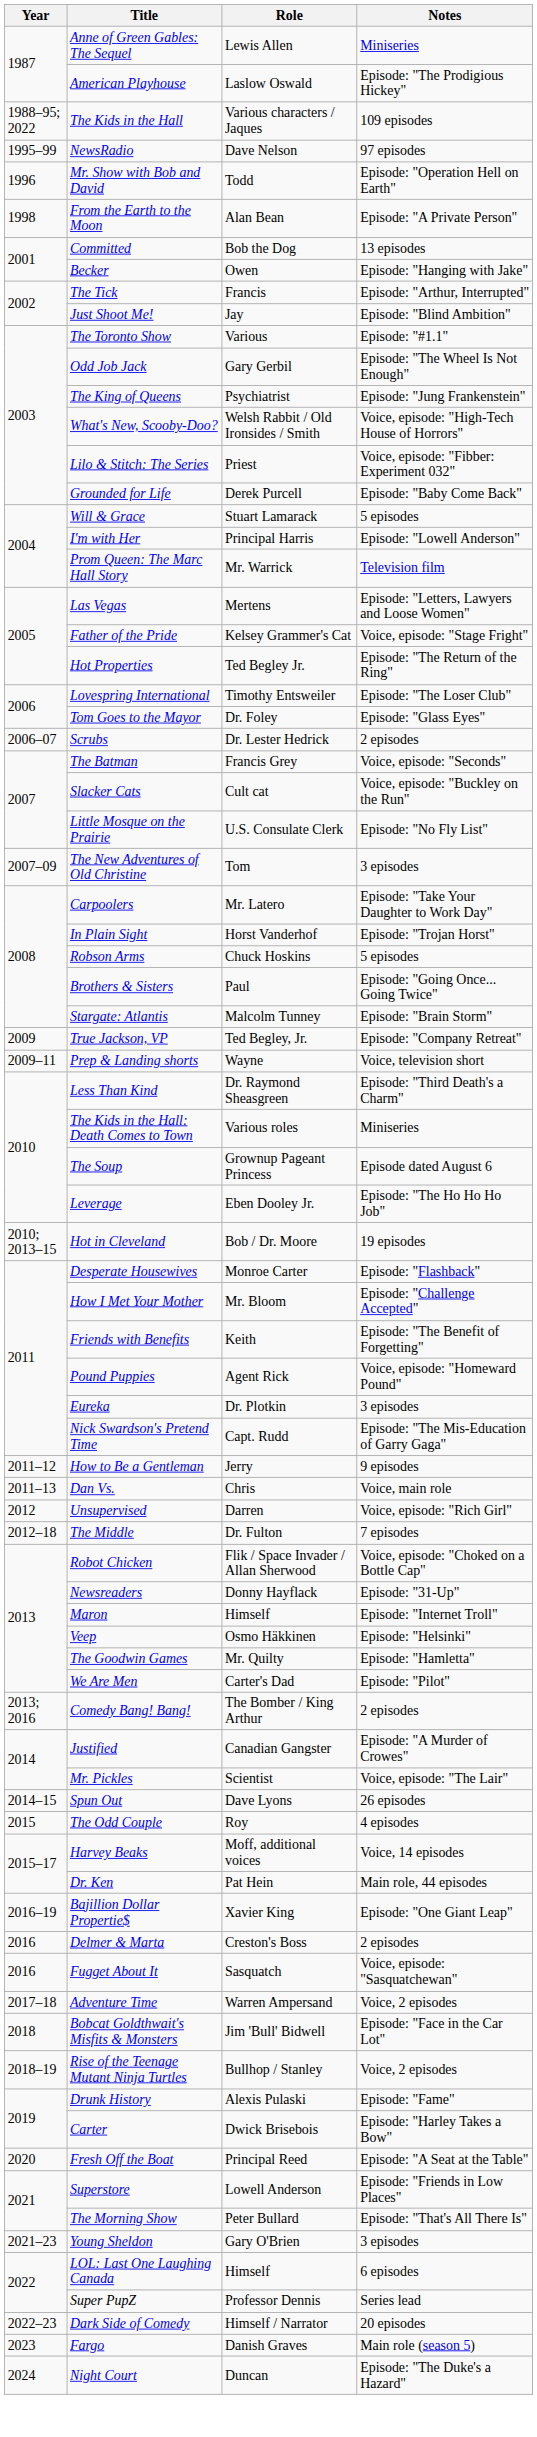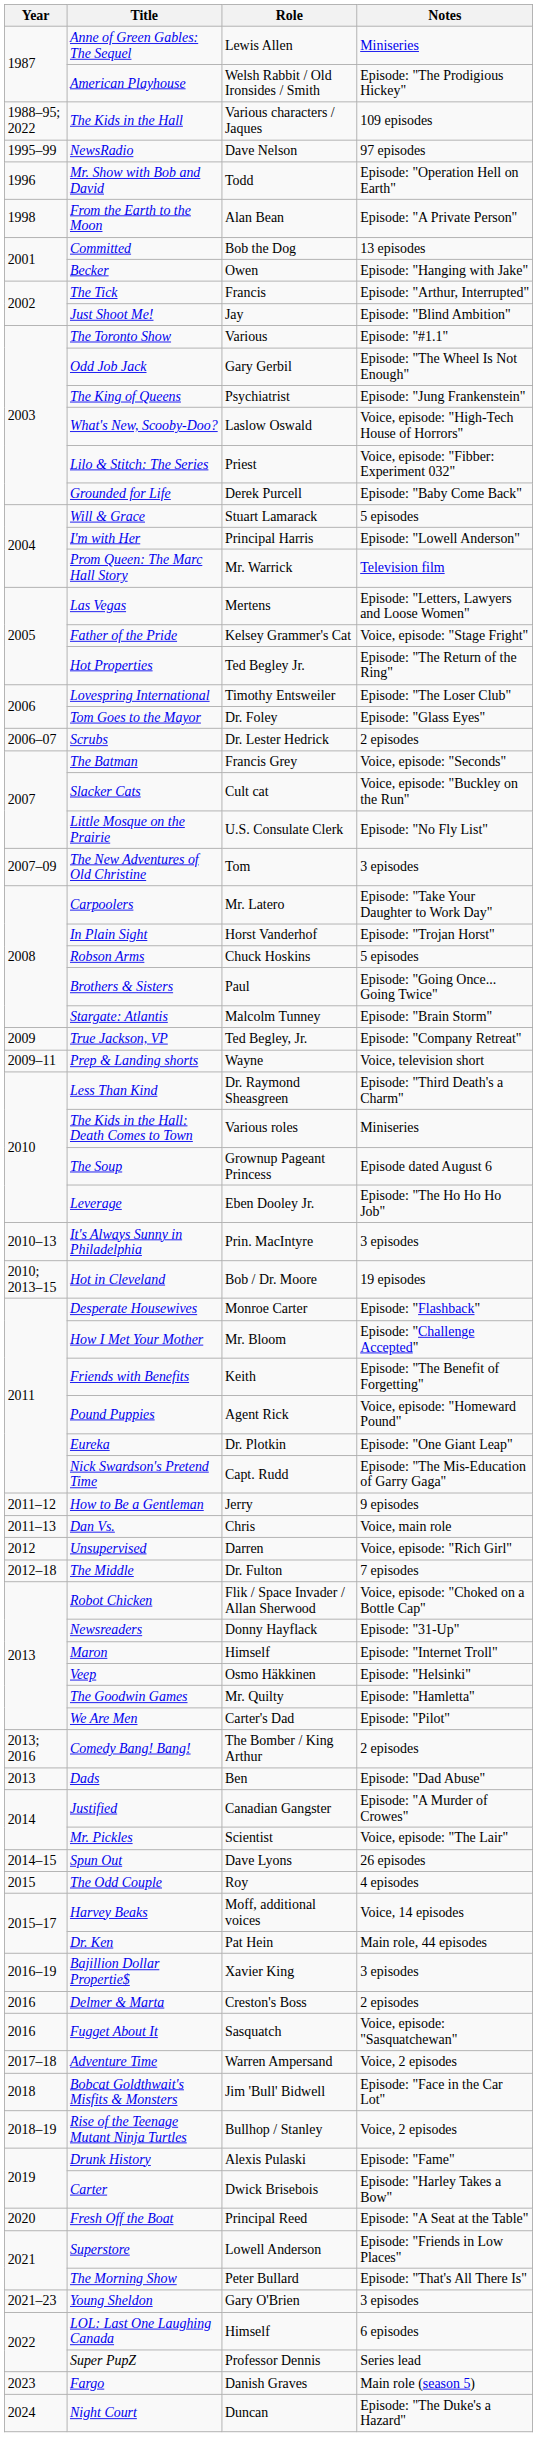(268, 83) Laslow Oswald -> (278, 83) Welsh Rabbit / Old Ironsides / Smith
(278, 426) Welsh Rabbit / Old Ironsides / Smith -> (268, 426) Laslow Oswald
+ row: (126, 1241)
(389, 1406) 3 episodes -> (436, 1444) Episode: "One Giant Leap"
+ row: (85, 1778)
(436, 1912) Episode: "One Giant Leap" -> (389, 1972) 3 episodes
- row: (130, 2323)
